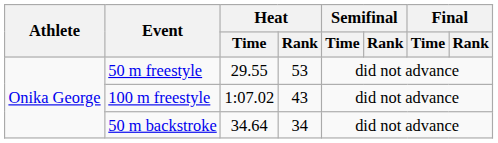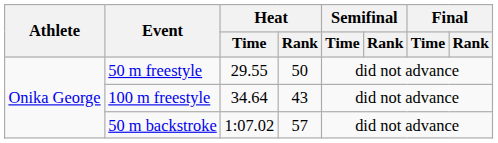(300, 71) 53 -> (300, 71) 50
(249, 98) 1:07.02 -> (249, 98) 34.64
(249, 125) 34.64 -> (249, 125) 1:07.02
(300, 125) 34 -> (300, 125) 57
